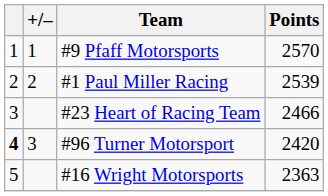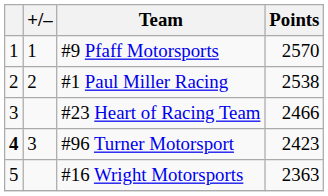(301, 82) 2539 -> (301, 82) 2538
(301, 144) 2420 -> (301, 144) 2423
